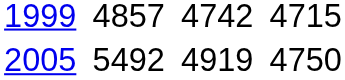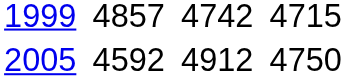(129, 60) 5492 -> (129, 60) 4592
(217, 60) 4919 -> (217, 60) 4912
